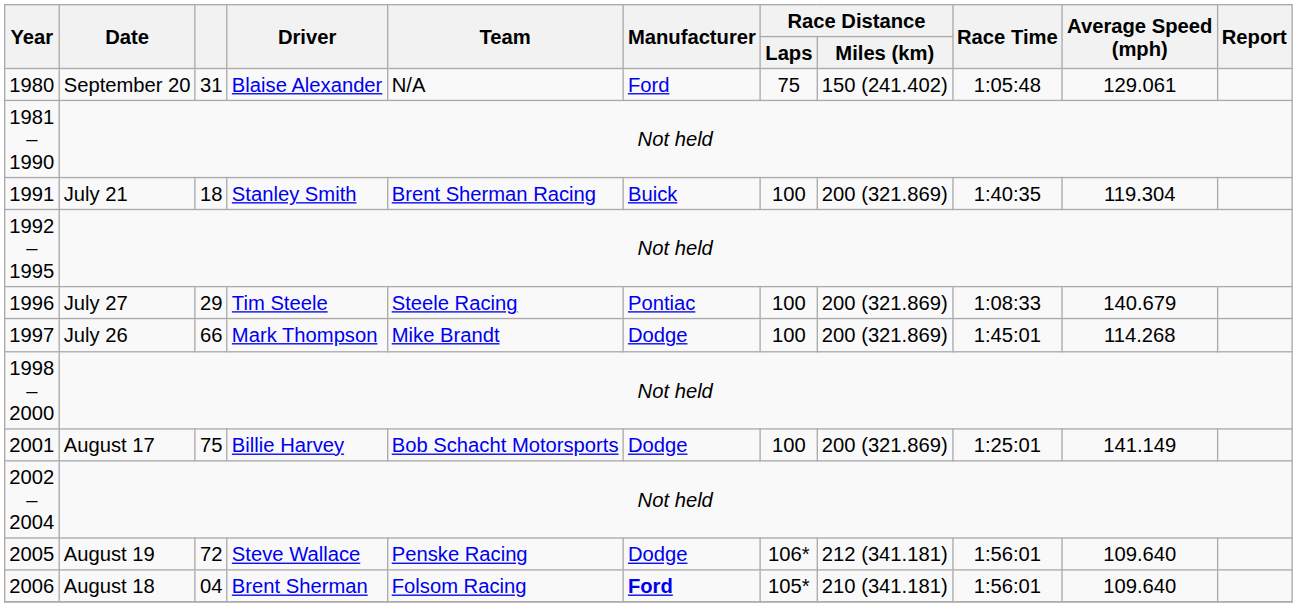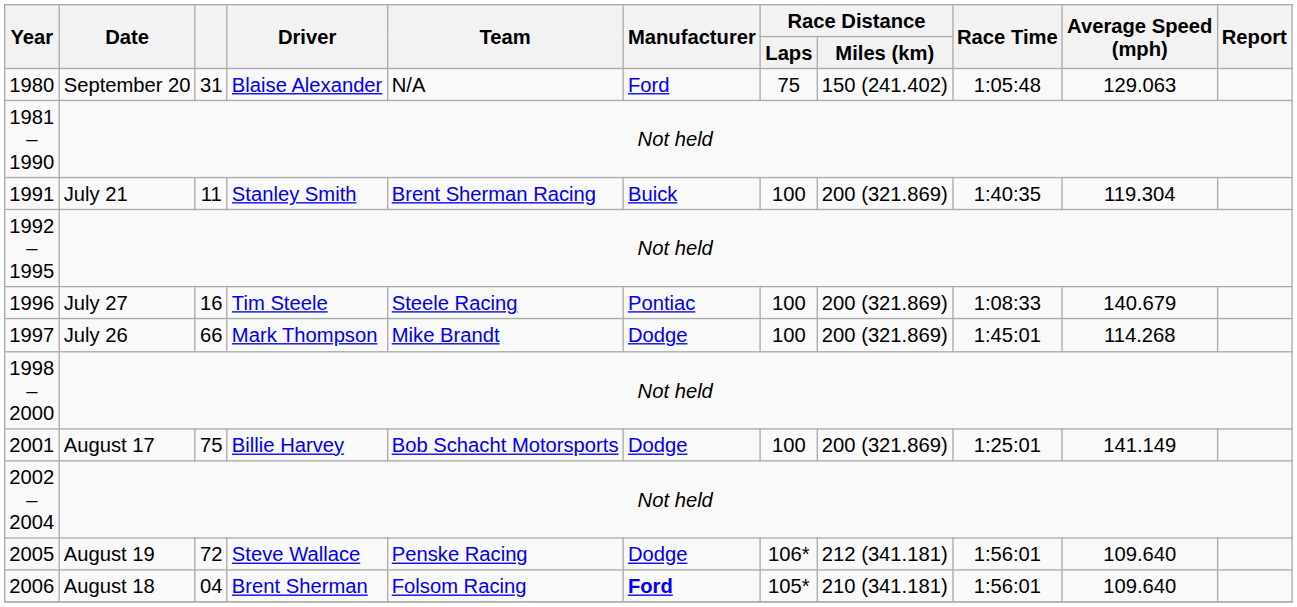(1140, 85) 129.061 -> (1140, 85) 129.063
(211, 194) 18 -> (211, 194) 11
(211, 303) 29 -> (211, 303) 16
